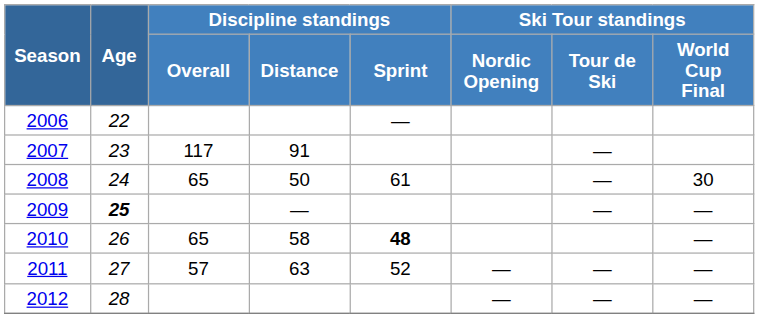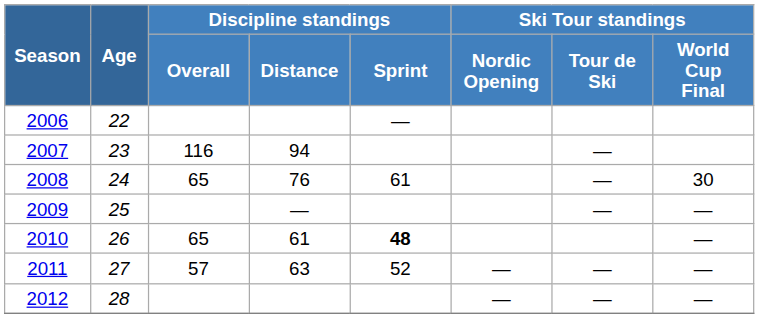(198, 150) 117 -> (198, 150) 116
(299, 150) 91 -> (299, 150) 94
(299, 180) 50 -> (299, 180) 76
(119, 209) bold -> (119, 209) normal
(299, 239) 58 -> (299, 239) 61
